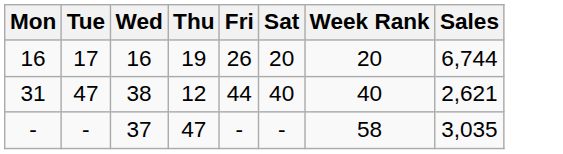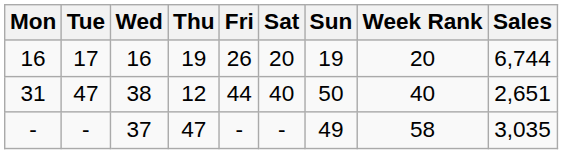+ column: (331, 22)
(469, 93) 2,621 -> (522, 93) 2,651
